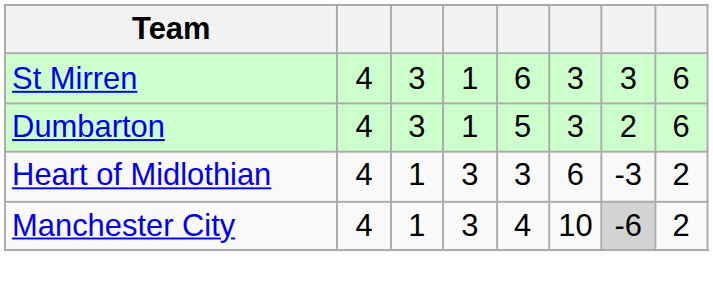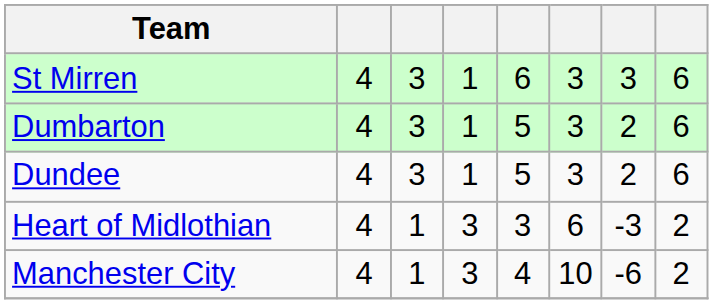+ row: (66, 175)
(628, 224) lightgrey background -> (628, 273) no background
